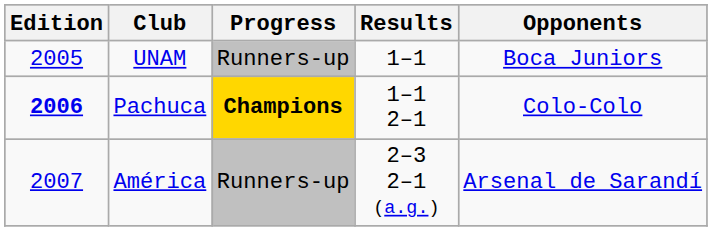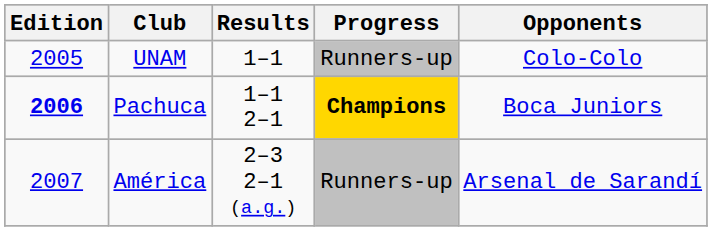columns swapped: (283, 23) <-> (406, 23)
(583, 59) Boca Juniors -> (583, 59) Colo-Colo
(583, 108) Colo-Colo -> (583, 108) Boca Juniors
